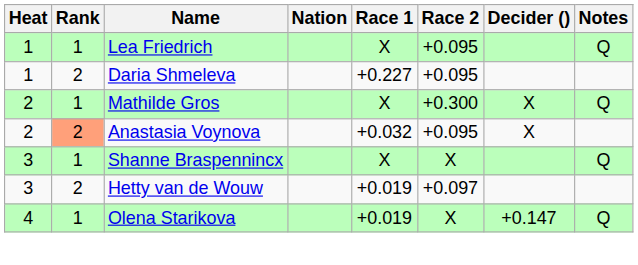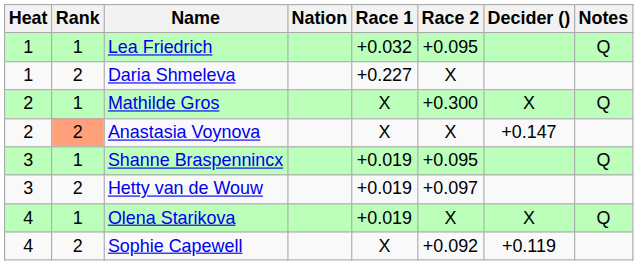(384, 47) X -> (384, 47) +0.032
(450, 75) +0.095 -> (450, 75) X
(384, 132) +0.032 -> (384, 132) X
(450, 132) +0.095 -> (450, 132) X
(529, 132) X -> (529, 132) +0.147
(384, 160) X -> (384, 160) +0.019
(450, 160) X -> (450, 160) +0.095
(529, 217) +0.147 -> (529, 217) X
+ row: (175, 246)
